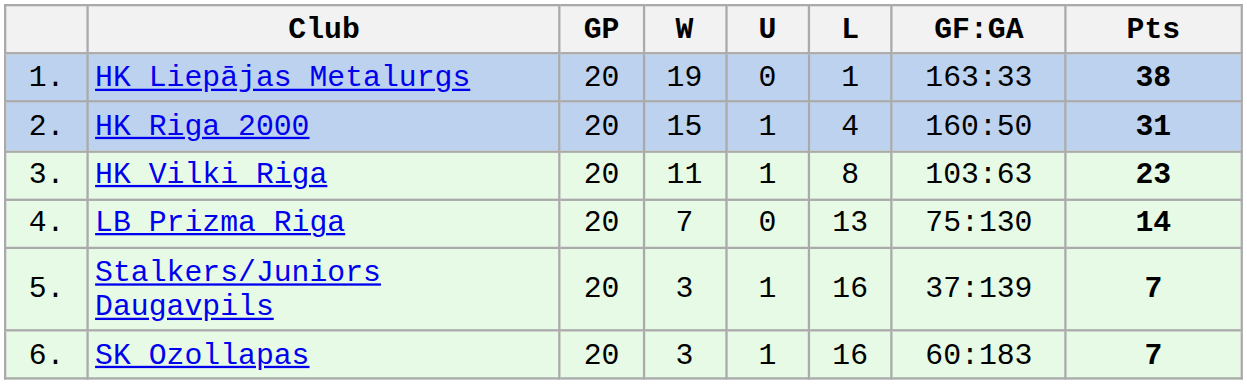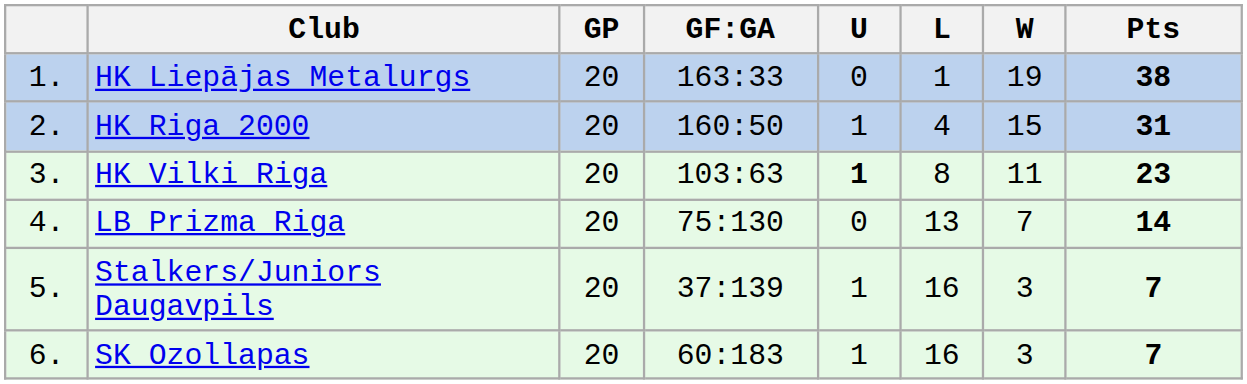columns swapped: (684, 29) <-> (979, 29)
(767, 175) normal -> (859, 175) bold
